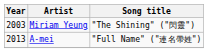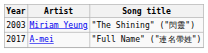(16, 40) 2013 -> (16, 40) 2017
